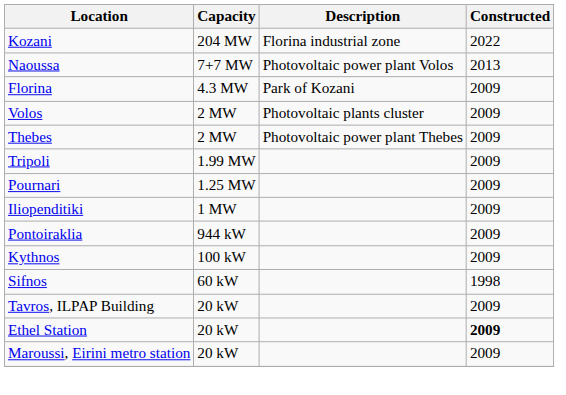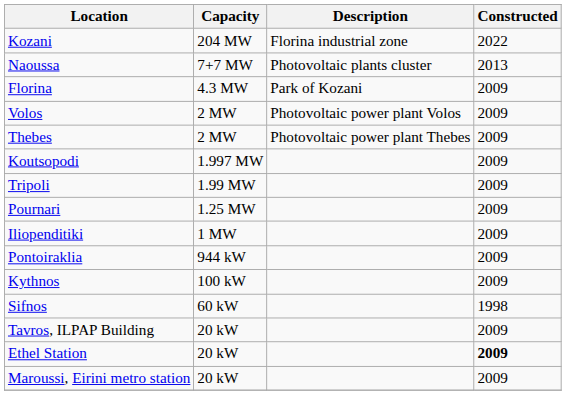(358, 64) Photovoltaic power plant Volos -> (351, 64) Photovoltaic plants cluster
(343, 112) Photovoltaic plants cluster -> (366, 112) Photovoltaic power plant Volos
+ row: (43, 161)
